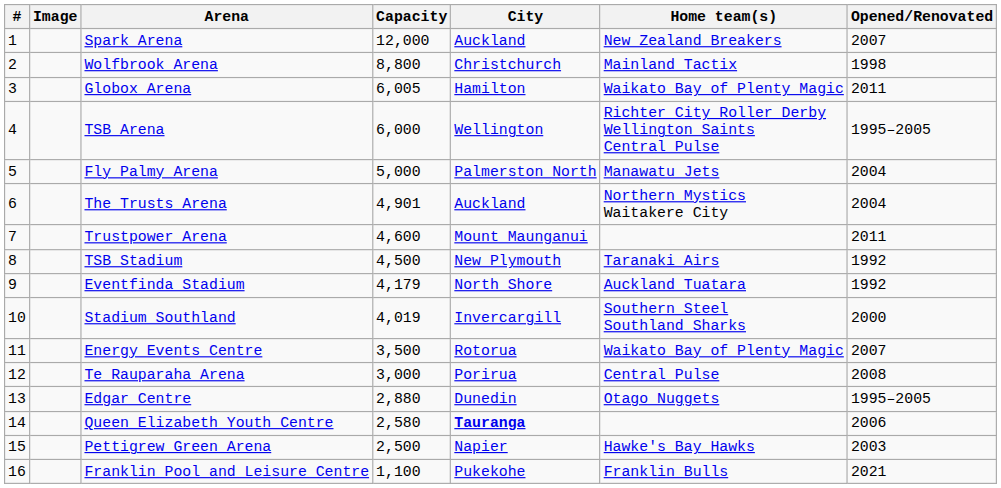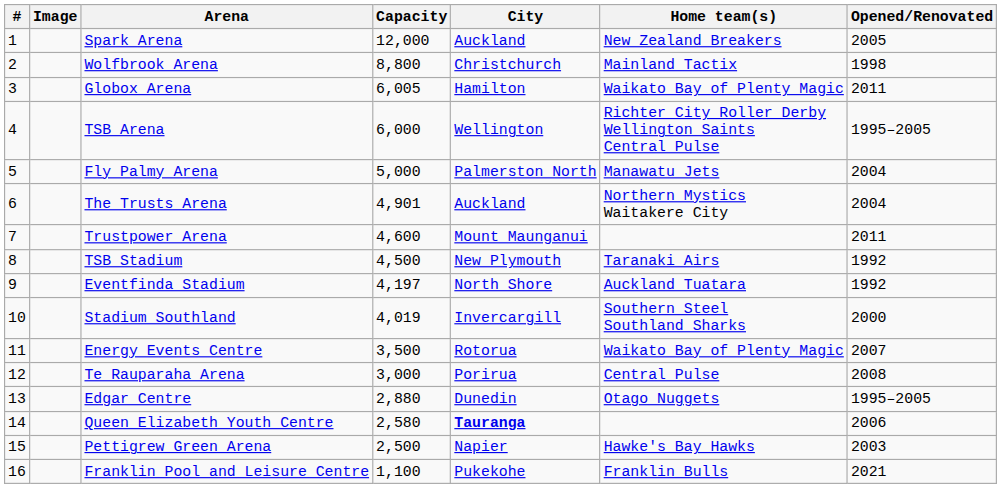(869, 41) 2007 -> (869, 41) 2005
(398, 285) 4,179 -> (398, 285) 4,197
